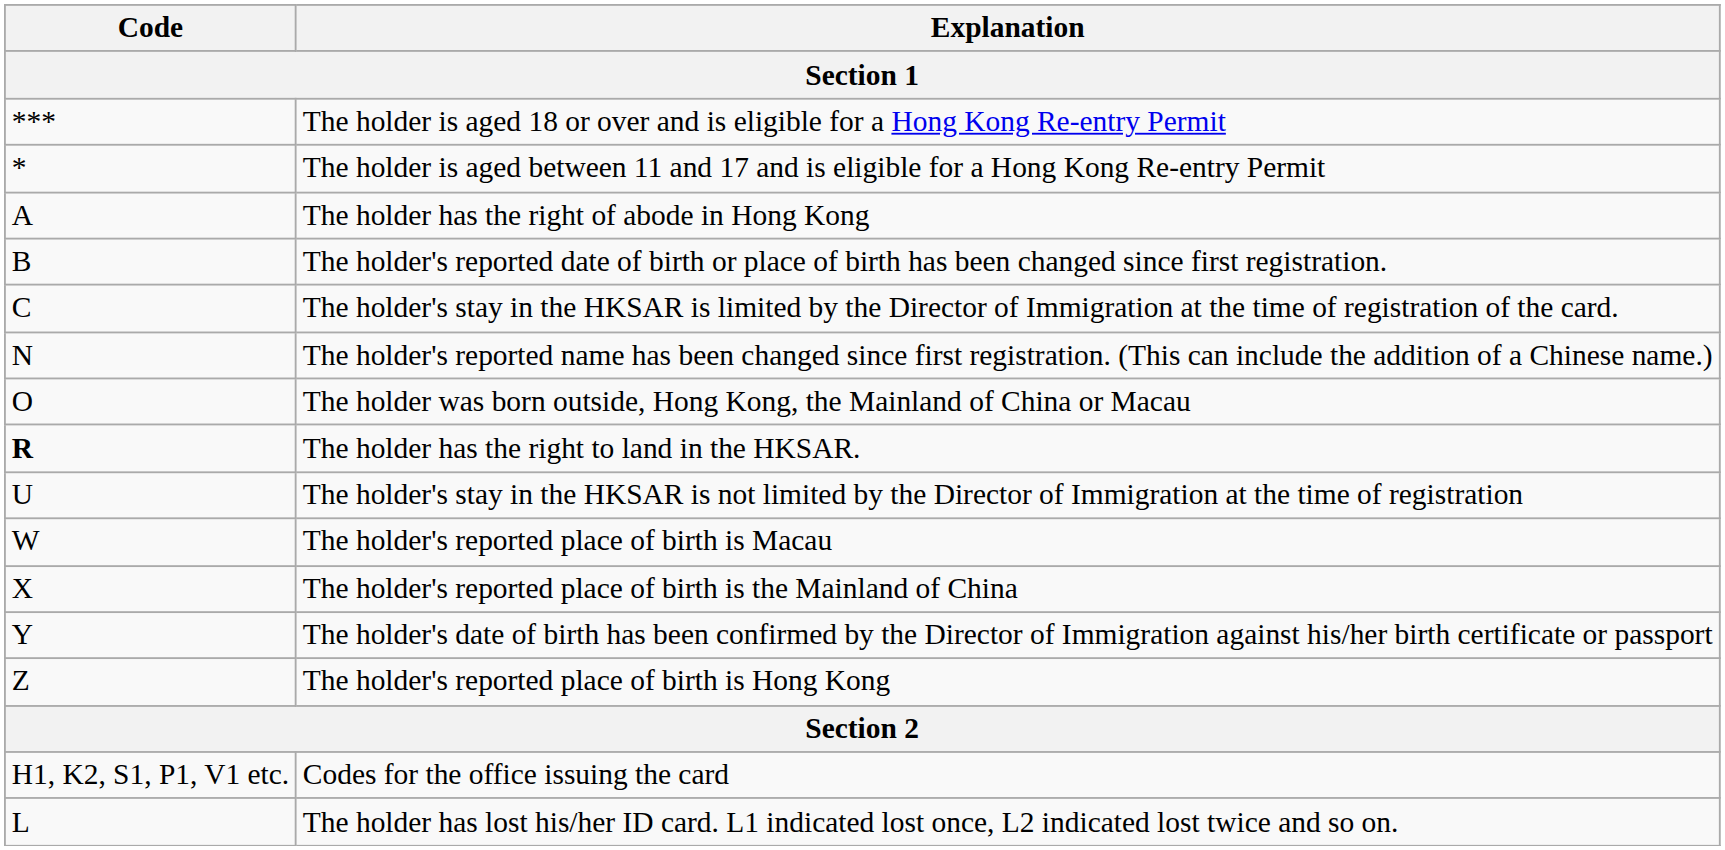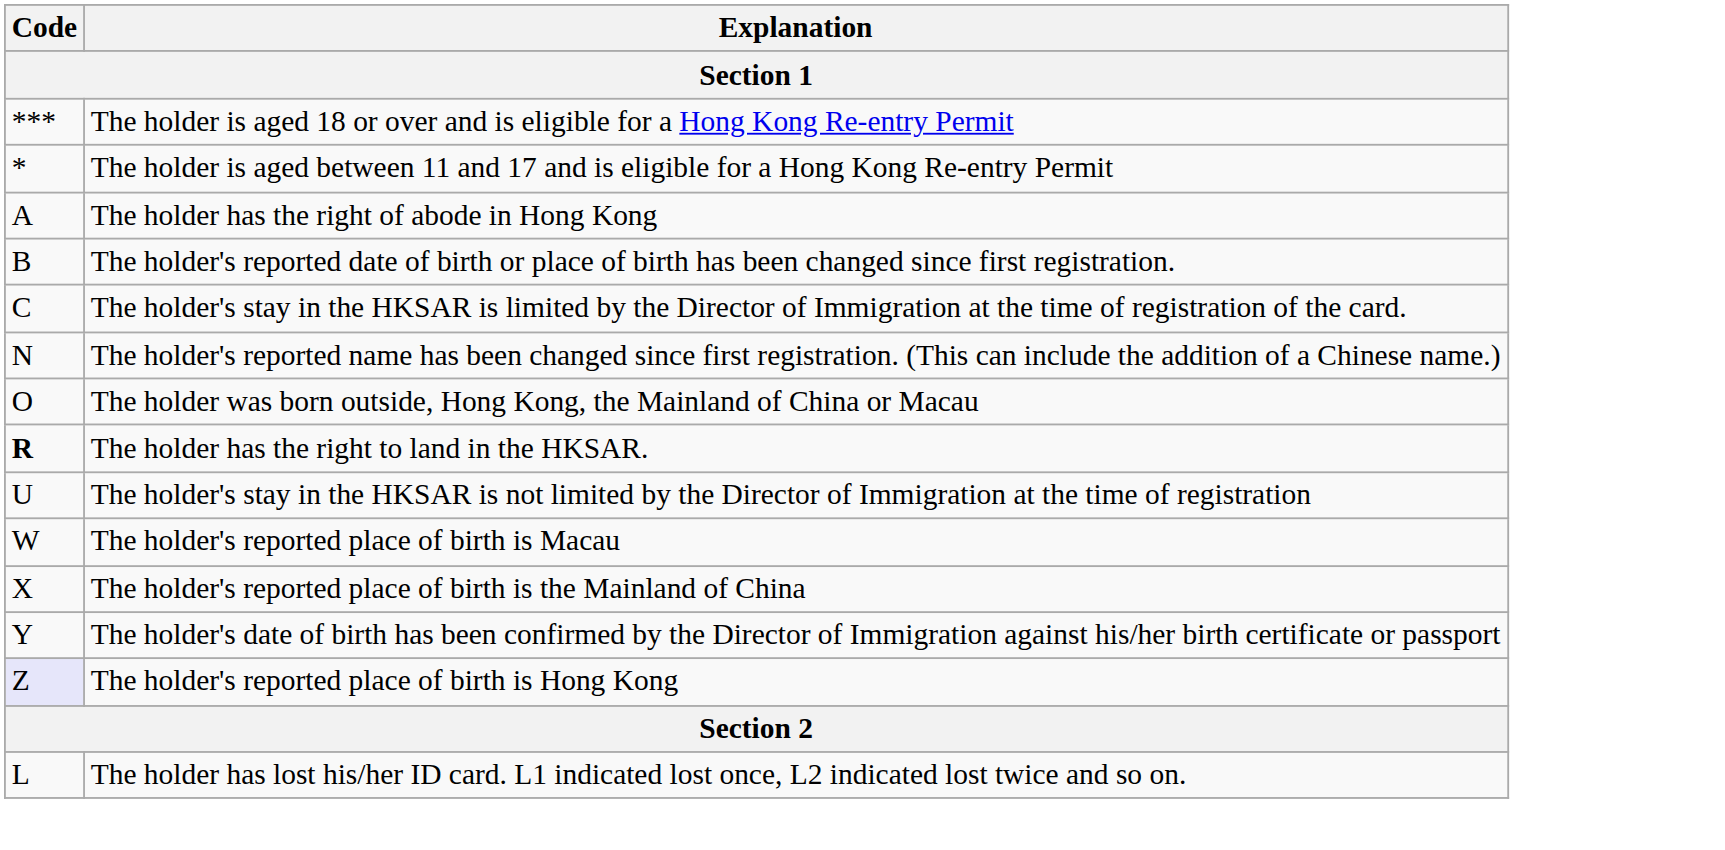(21, 681) no background -> (21, 681) lavender background
- row: (516, 774)
